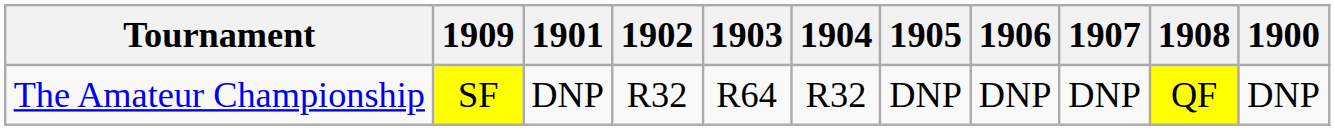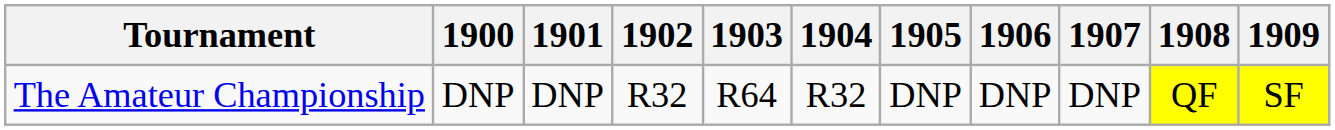columns swapped: (1284, 34) <-> (478, 34)
